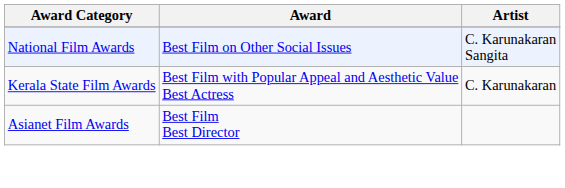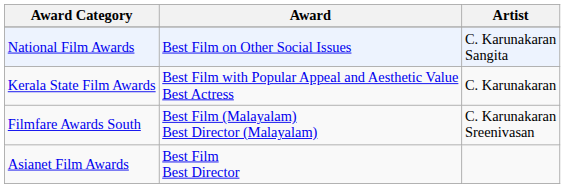+ row: (74, 124)
